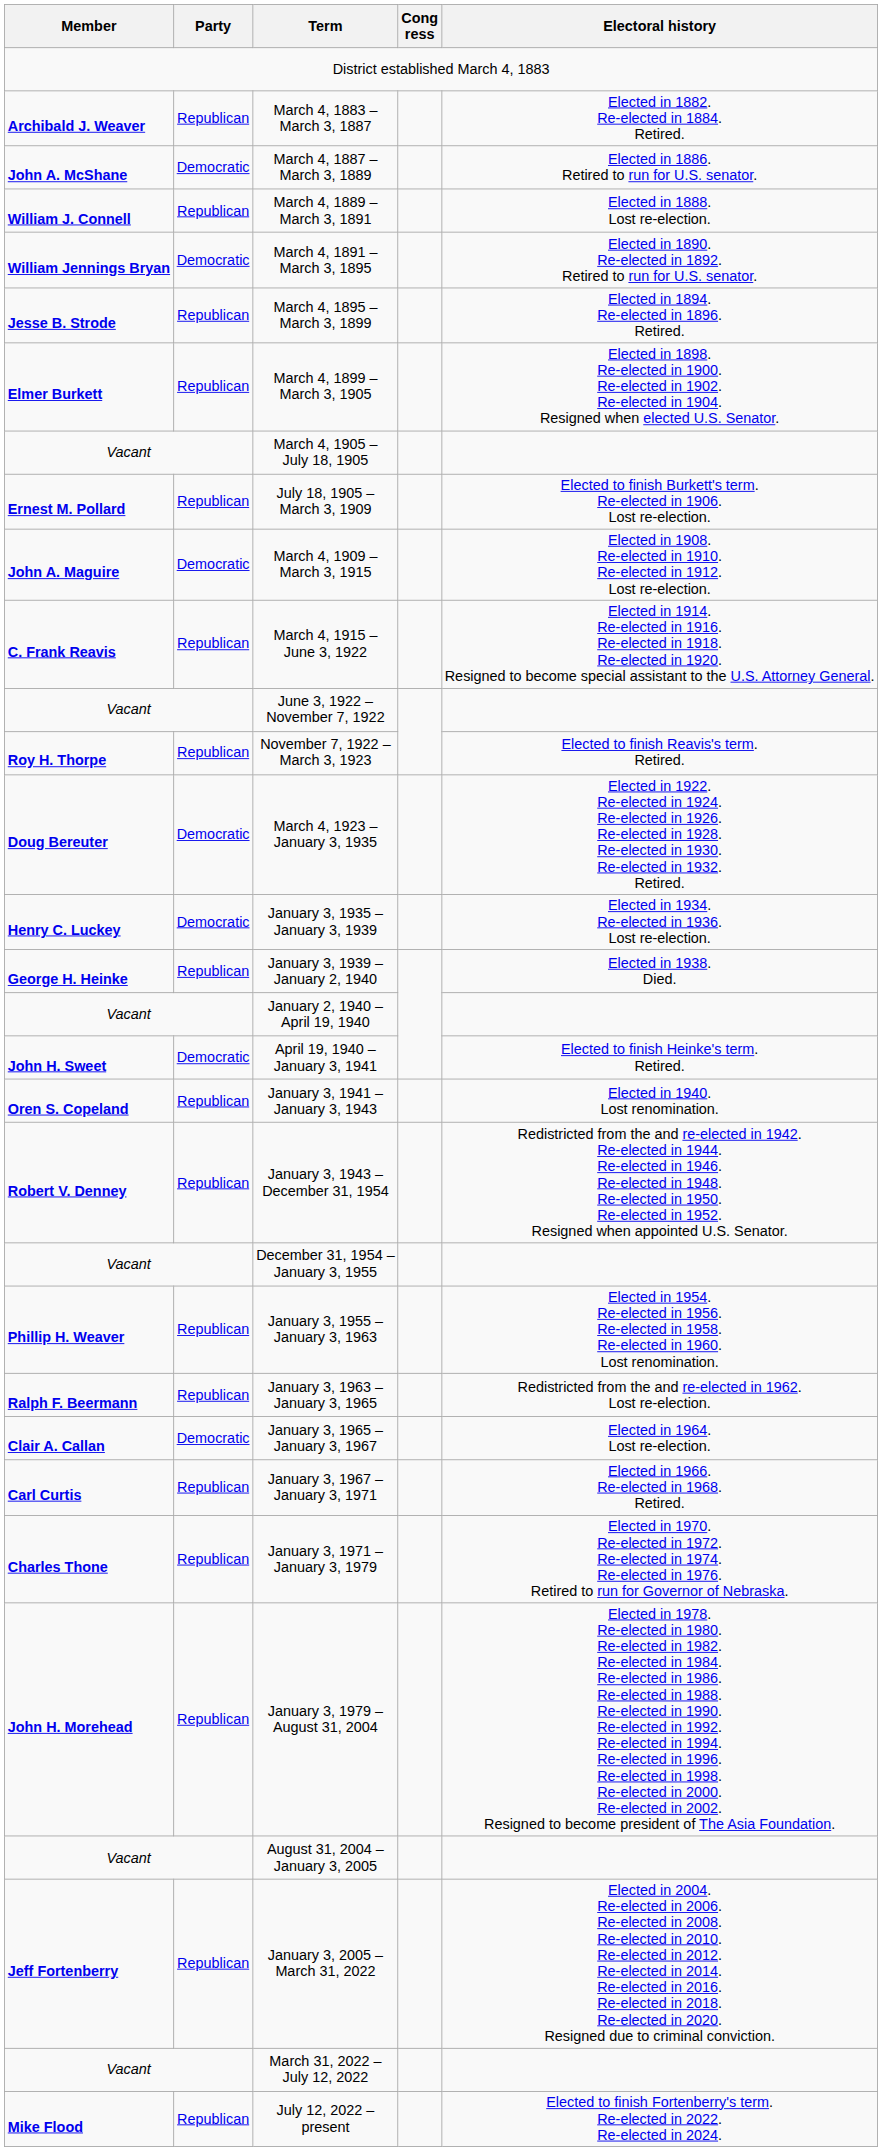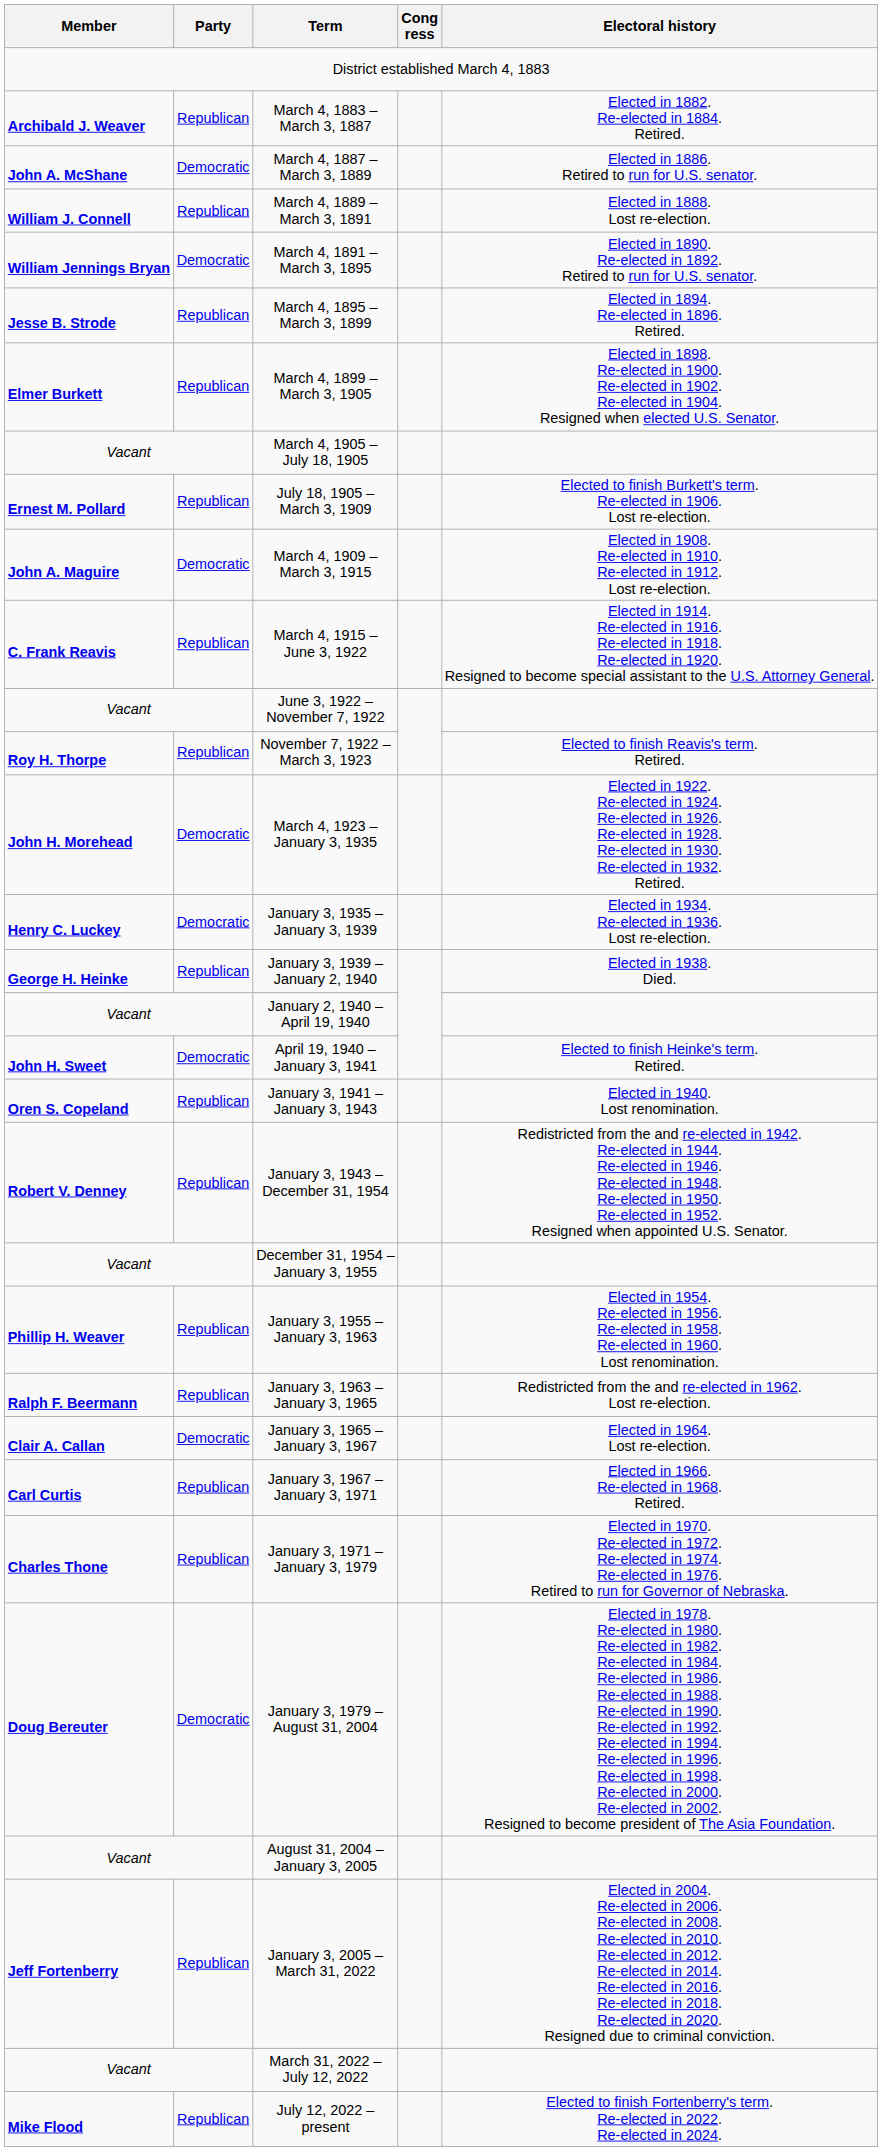(58, 842) Doug Bereuter -> (70, 842) John H. Morehead
(70, 1727) John H. Morehead -> (58, 1727) Doug Bereuter
(213, 1719) Republican -> (213, 1719) Democratic
